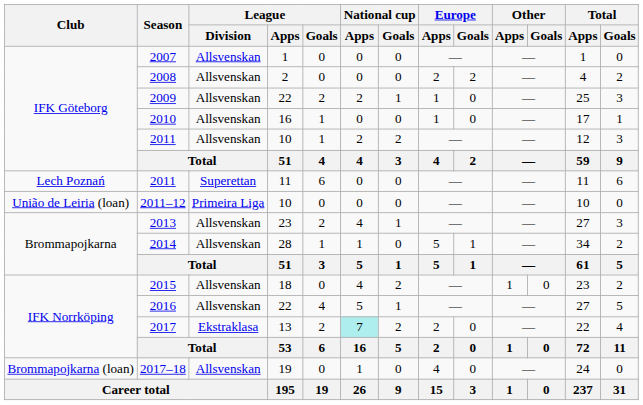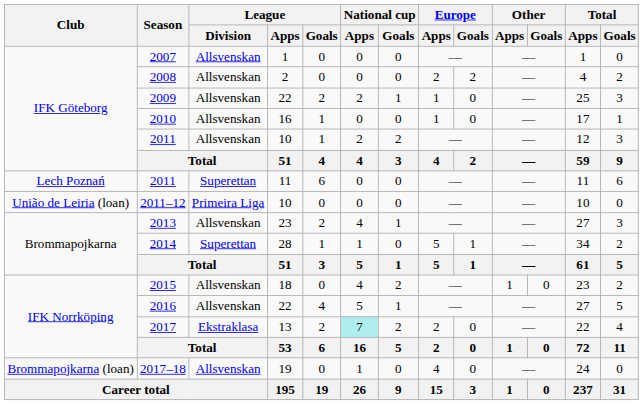(228, 243) Allsvenskan -> (228, 243) Superettan
